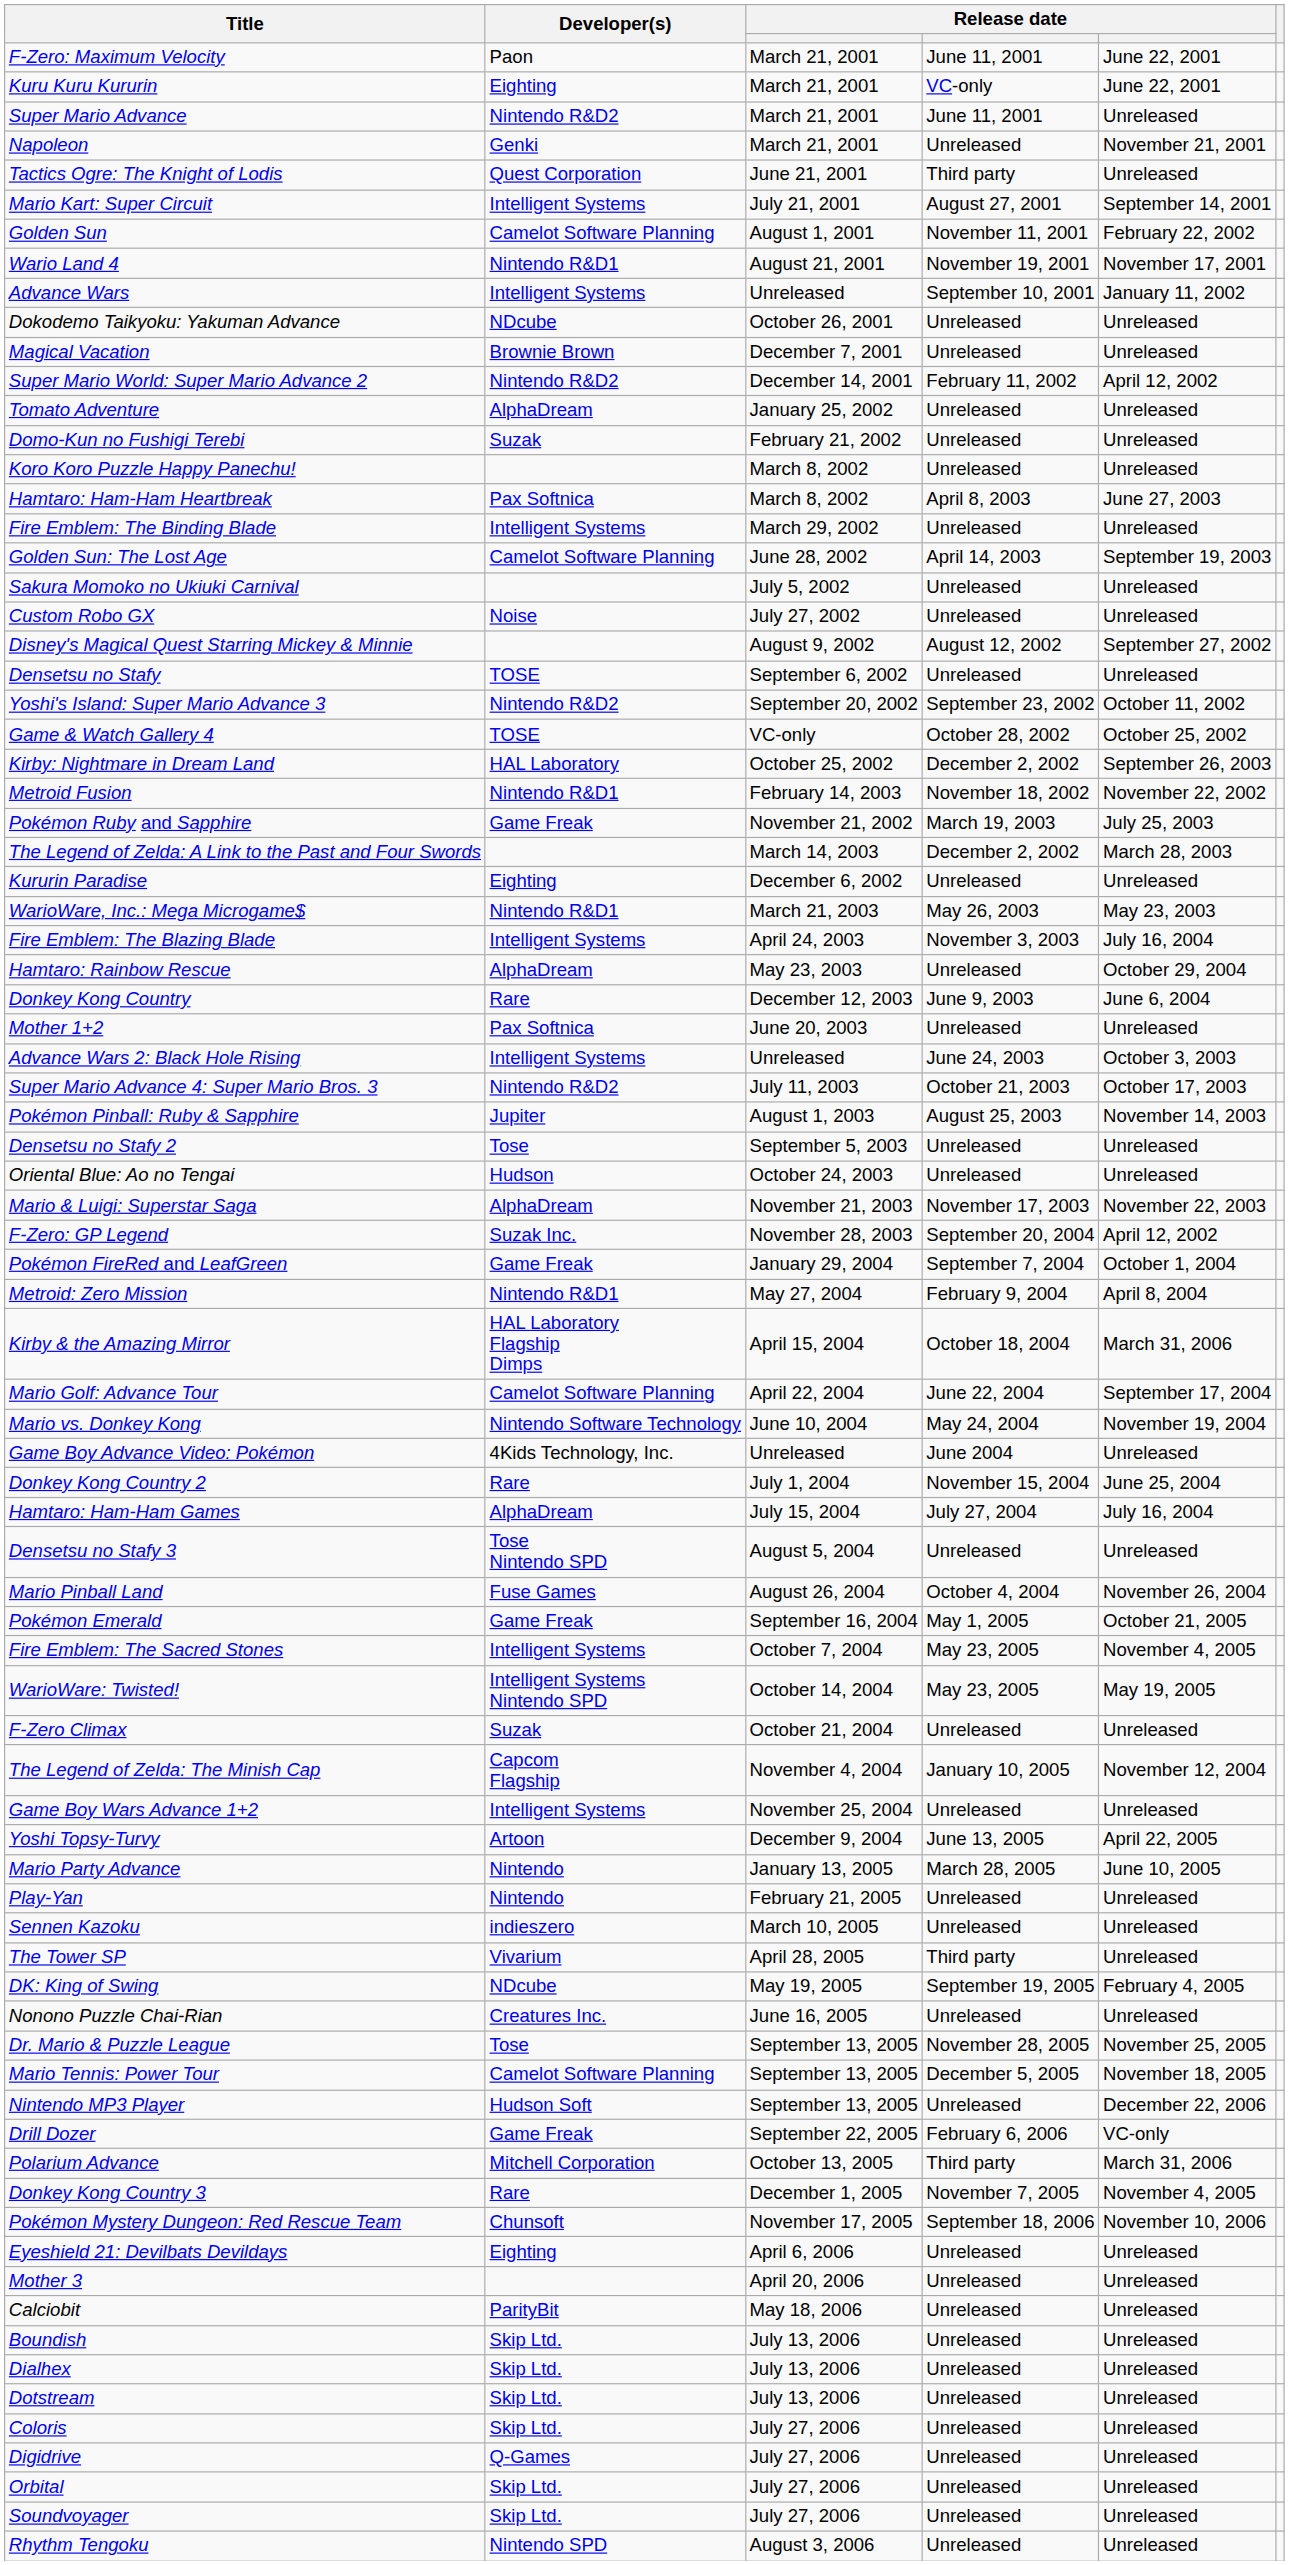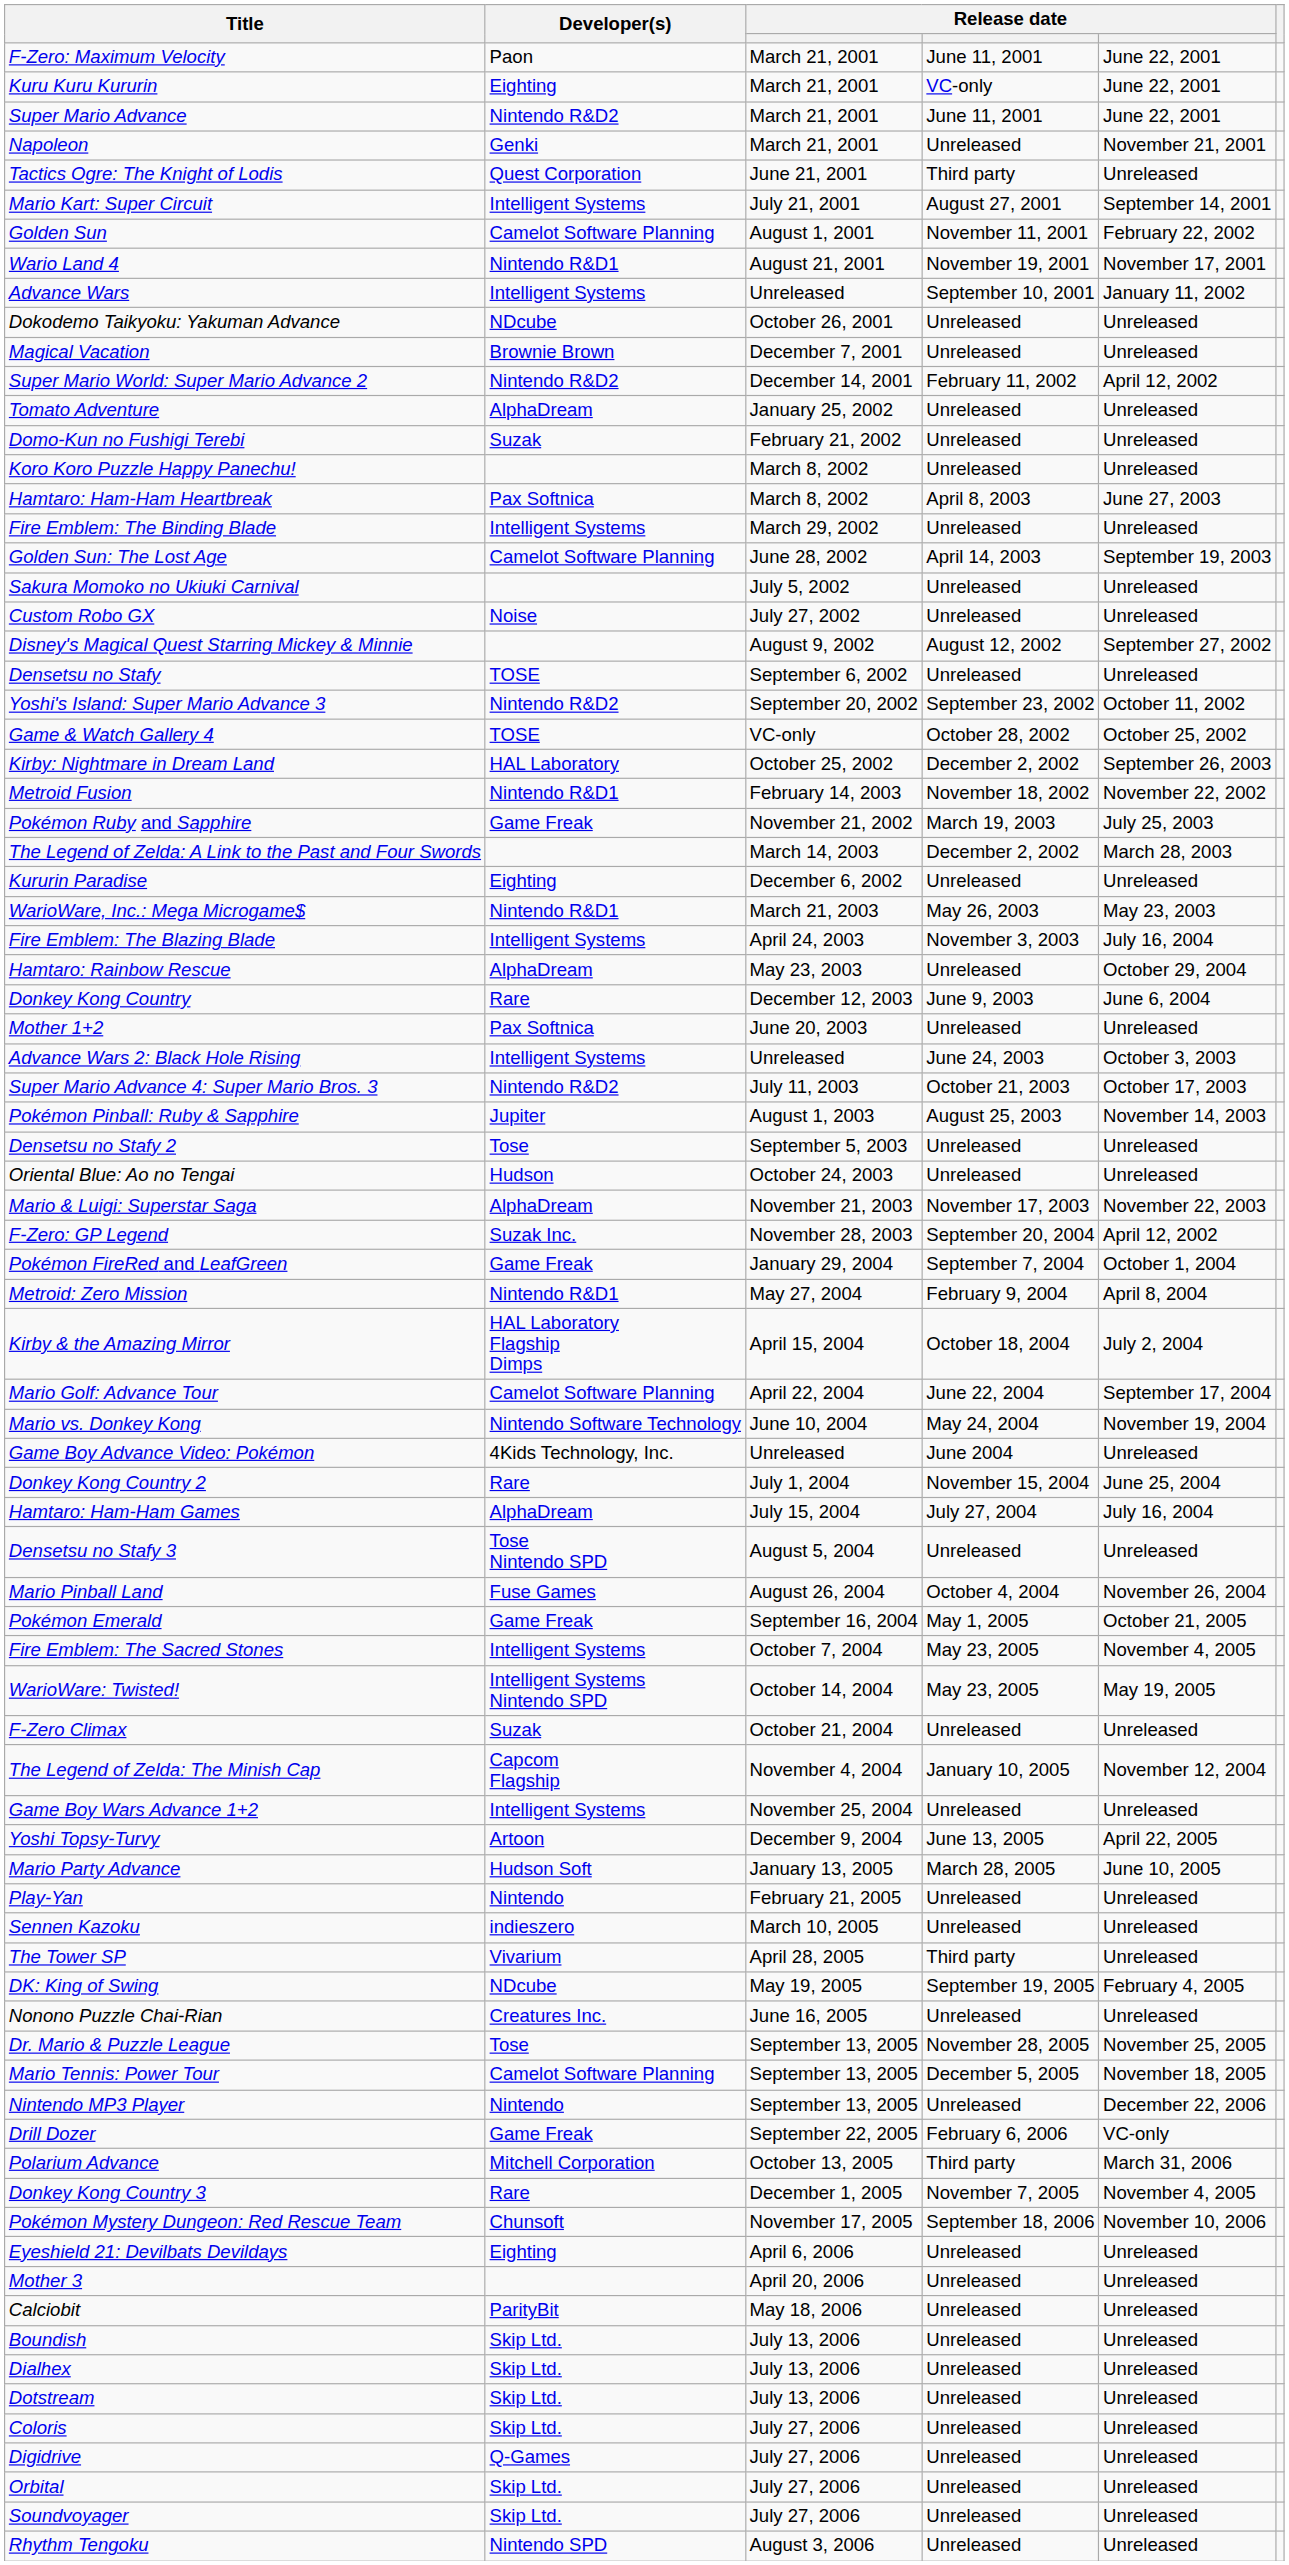(1151, 116) Unreleased -> (1162, 116) June 22, 2001
(1168, 1343) March 31, 2006 -> (1153, 1343) July 2, 2004
(527, 1868) Nintendo -> (541, 1868) Hudson Soft
(541, 2104) Hudson Soft -> (527, 2104) Nintendo
